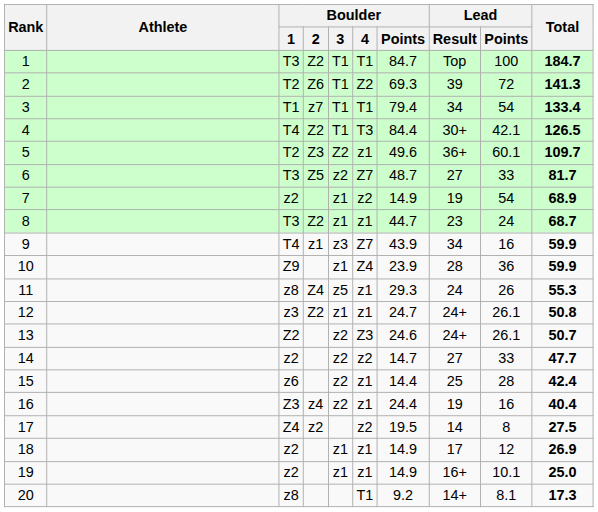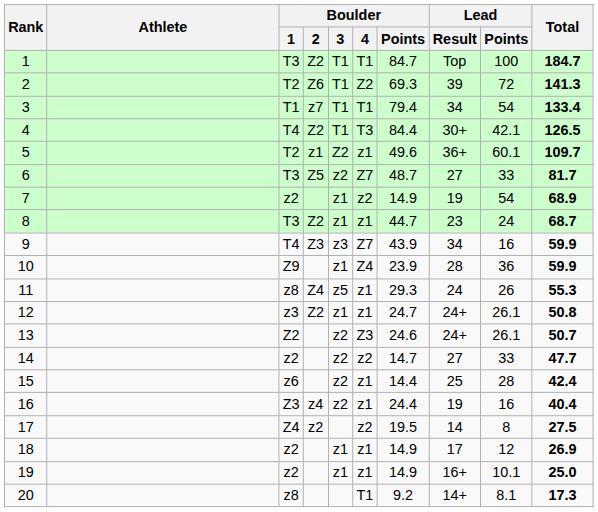(316, 152) Z3 -> (316, 152) z1
(316, 244) z1 -> (316, 244) Z3
